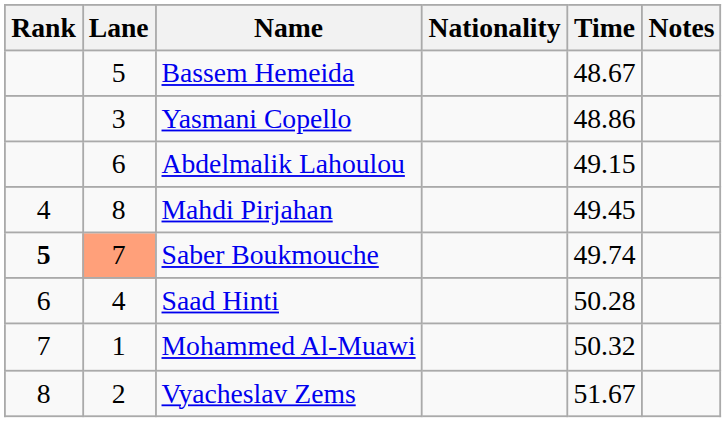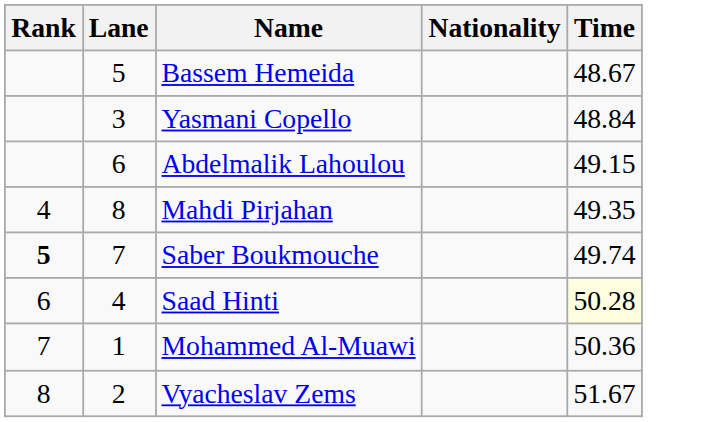- column: (681, 27)
(605, 118) 48.86 -> (605, 118) 48.84
(605, 209) 49.45 -> (605, 209) 49.35
(119, 255) lightsalmon background -> (119, 255) no background
(605, 301) no background -> (605, 301) lightyellow background
(605, 346) 50.32 -> (605, 346) 50.36
